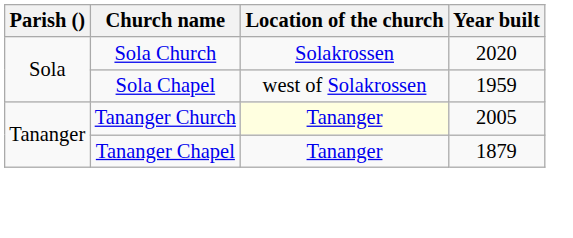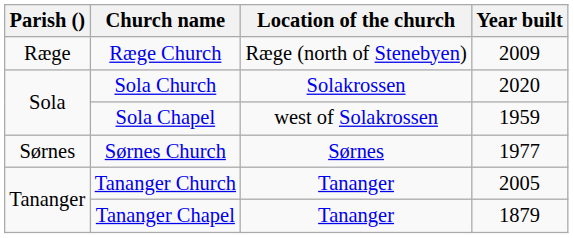+ row: (165, 53)
+ row: (165, 150)
(345, 118) lightyellow background -> (356, 183) no background
